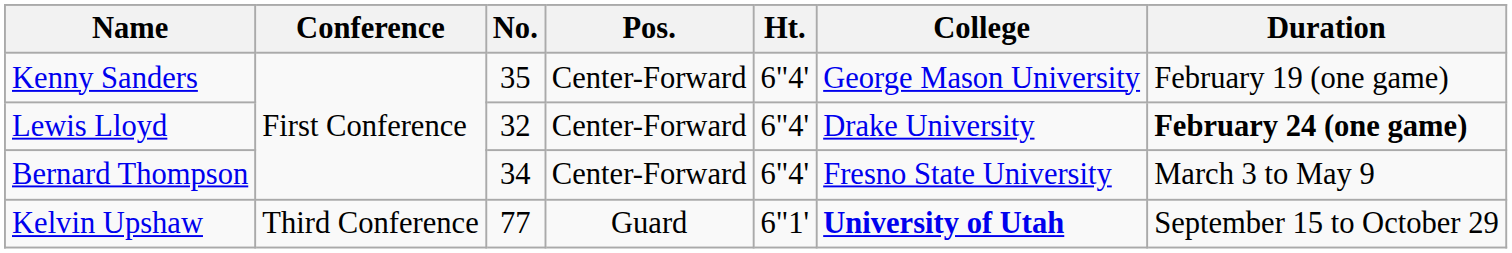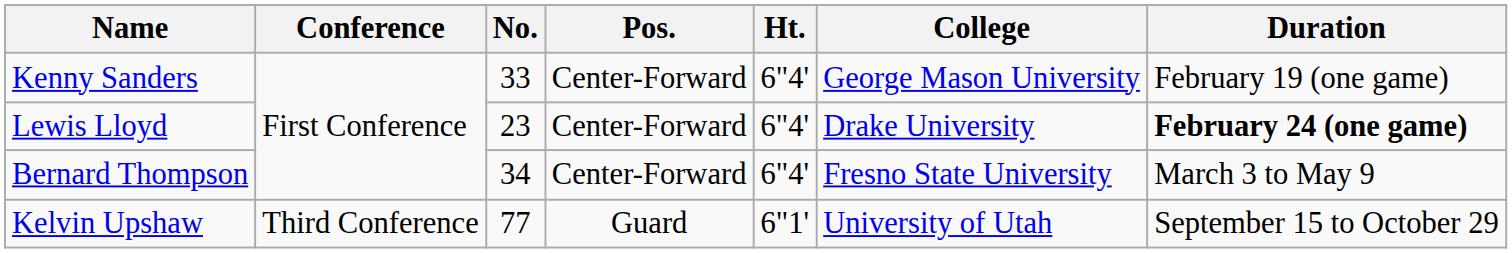(515, 77) 35 -> (515, 77) 33
(515, 125) 32 -> (515, 125) 23
(944, 222) bold -> (938, 222) normal
